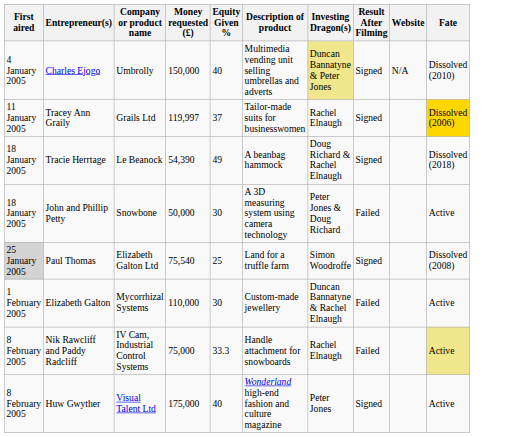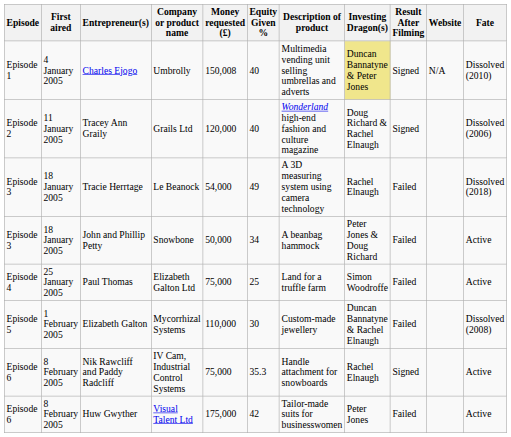+ column: (23, 22)
(184, 70) 150,000 -> (221, 70) 150,008
(184, 118) 119,997 -> (221, 128) 120,000
(217, 118) 37 -> (254, 128) 40
(275, 118) Tailor-made suits for businesswomen -> (305, 128) Wonderland high-end fashion and culture magazine
(326, 118) Rachel Elnaugh -> (367, 128) Doug Richard & Rachel Elnaugh
(448, 118) gold background -> (485, 128) no background
(181, 160) 54,390 -> (218, 187) 54,000
(265, 160) A beanbag hammock -> (307, 187) A 3D measuring system using camera technology
(330, 160) Doug Richard & Rachel Elnaugh -> (363, 187) Rachel Elnaugh
(369, 160) Signed -> (404, 187) Failed
(217, 213) 30 -> (254, 240) 34
(270, 213) A 3D measuring system using camera technology -> (302, 240) A beanbag hammock
(21, 261) lightgrey background -> (58, 282) no background
(181, 261) 75,540 -> (218, 282) 75,000
(369, 261) Signed -> (404, 282) Failed
(448, 261) Dissolved (2008) -> (479, 282) Active
(442, 303) Active -> (485, 324) Dissolved (2008)
(221, 350) 33.3 -> (258, 372) 35.3
(367, 350) Failed -> (406, 372) Signed
(442, 350) khaki background -> (479, 372) no background
(217, 403) 40 -> (254, 414) 42
(268, 403) Wonderland high-end fashion and culture magazine -> (312, 414) Tailor-made suits for businesswomen
(369, 403) Signed -> (404, 414) Failed
